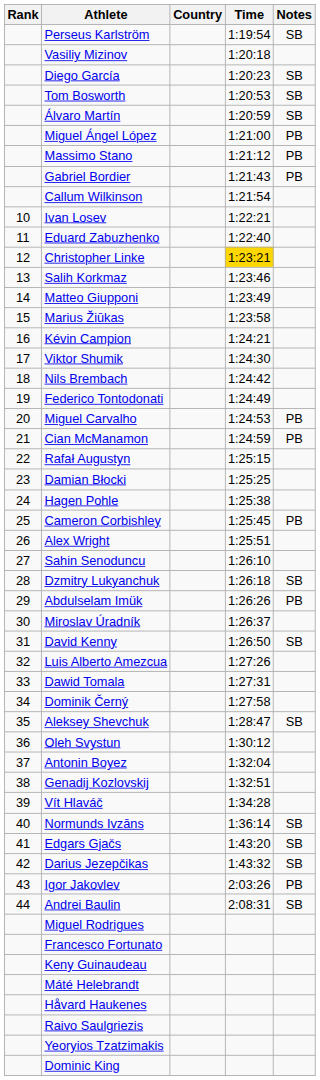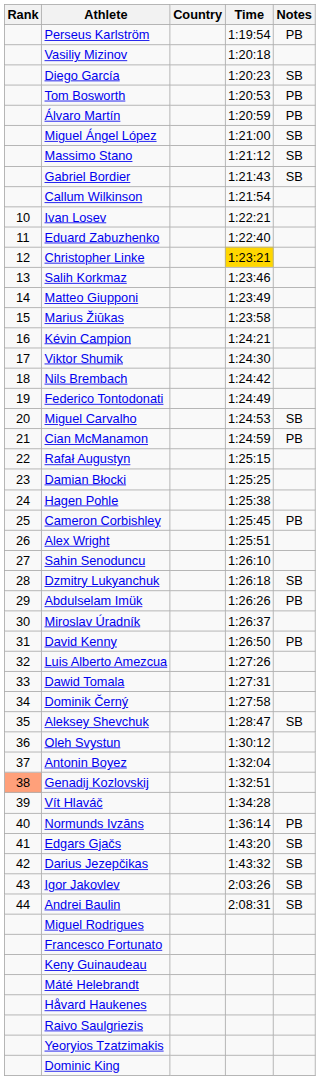(294, 35) SB -> (294, 35) PB
(294, 96) SB -> (294, 96) PB
(294, 116) SB -> (294, 116) PB
(294, 136) PB -> (294, 136) SB
(294, 156) PB -> (294, 156) SB
(294, 176) PB -> (294, 176) SB
(294, 419) PB -> (294, 419) SB
(294, 641) SB -> (294, 641) PB
(23, 783) no background -> (23, 783) lightsalmon background
(294, 823) SB -> (294, 823) PB
(294, 884) PB -> (294, 884) SB
